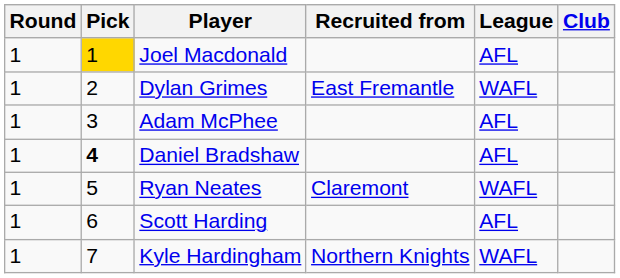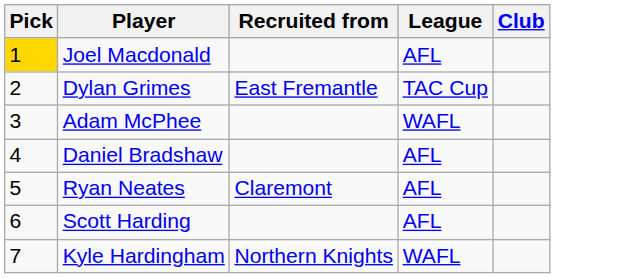- column: (43, 21)
(508, 88) WAFL -> (445, 88) TAC Cup
(499, 121) AFL -> (432, 121) WAFL
(92, 155) bold -> (15, 155) normal
(508, 188) WAFL -> (422, 188) AFL
